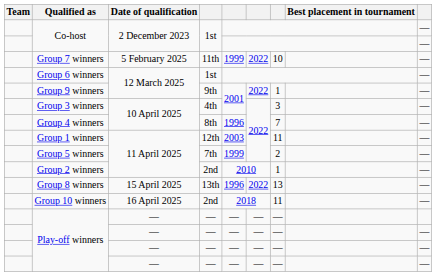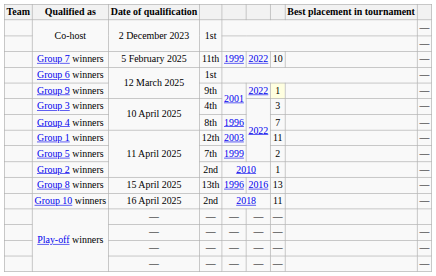(278, 91) no background -> (278, 91) lightyellow background
(258, 185) 2022 -> (258, 185) 2016
